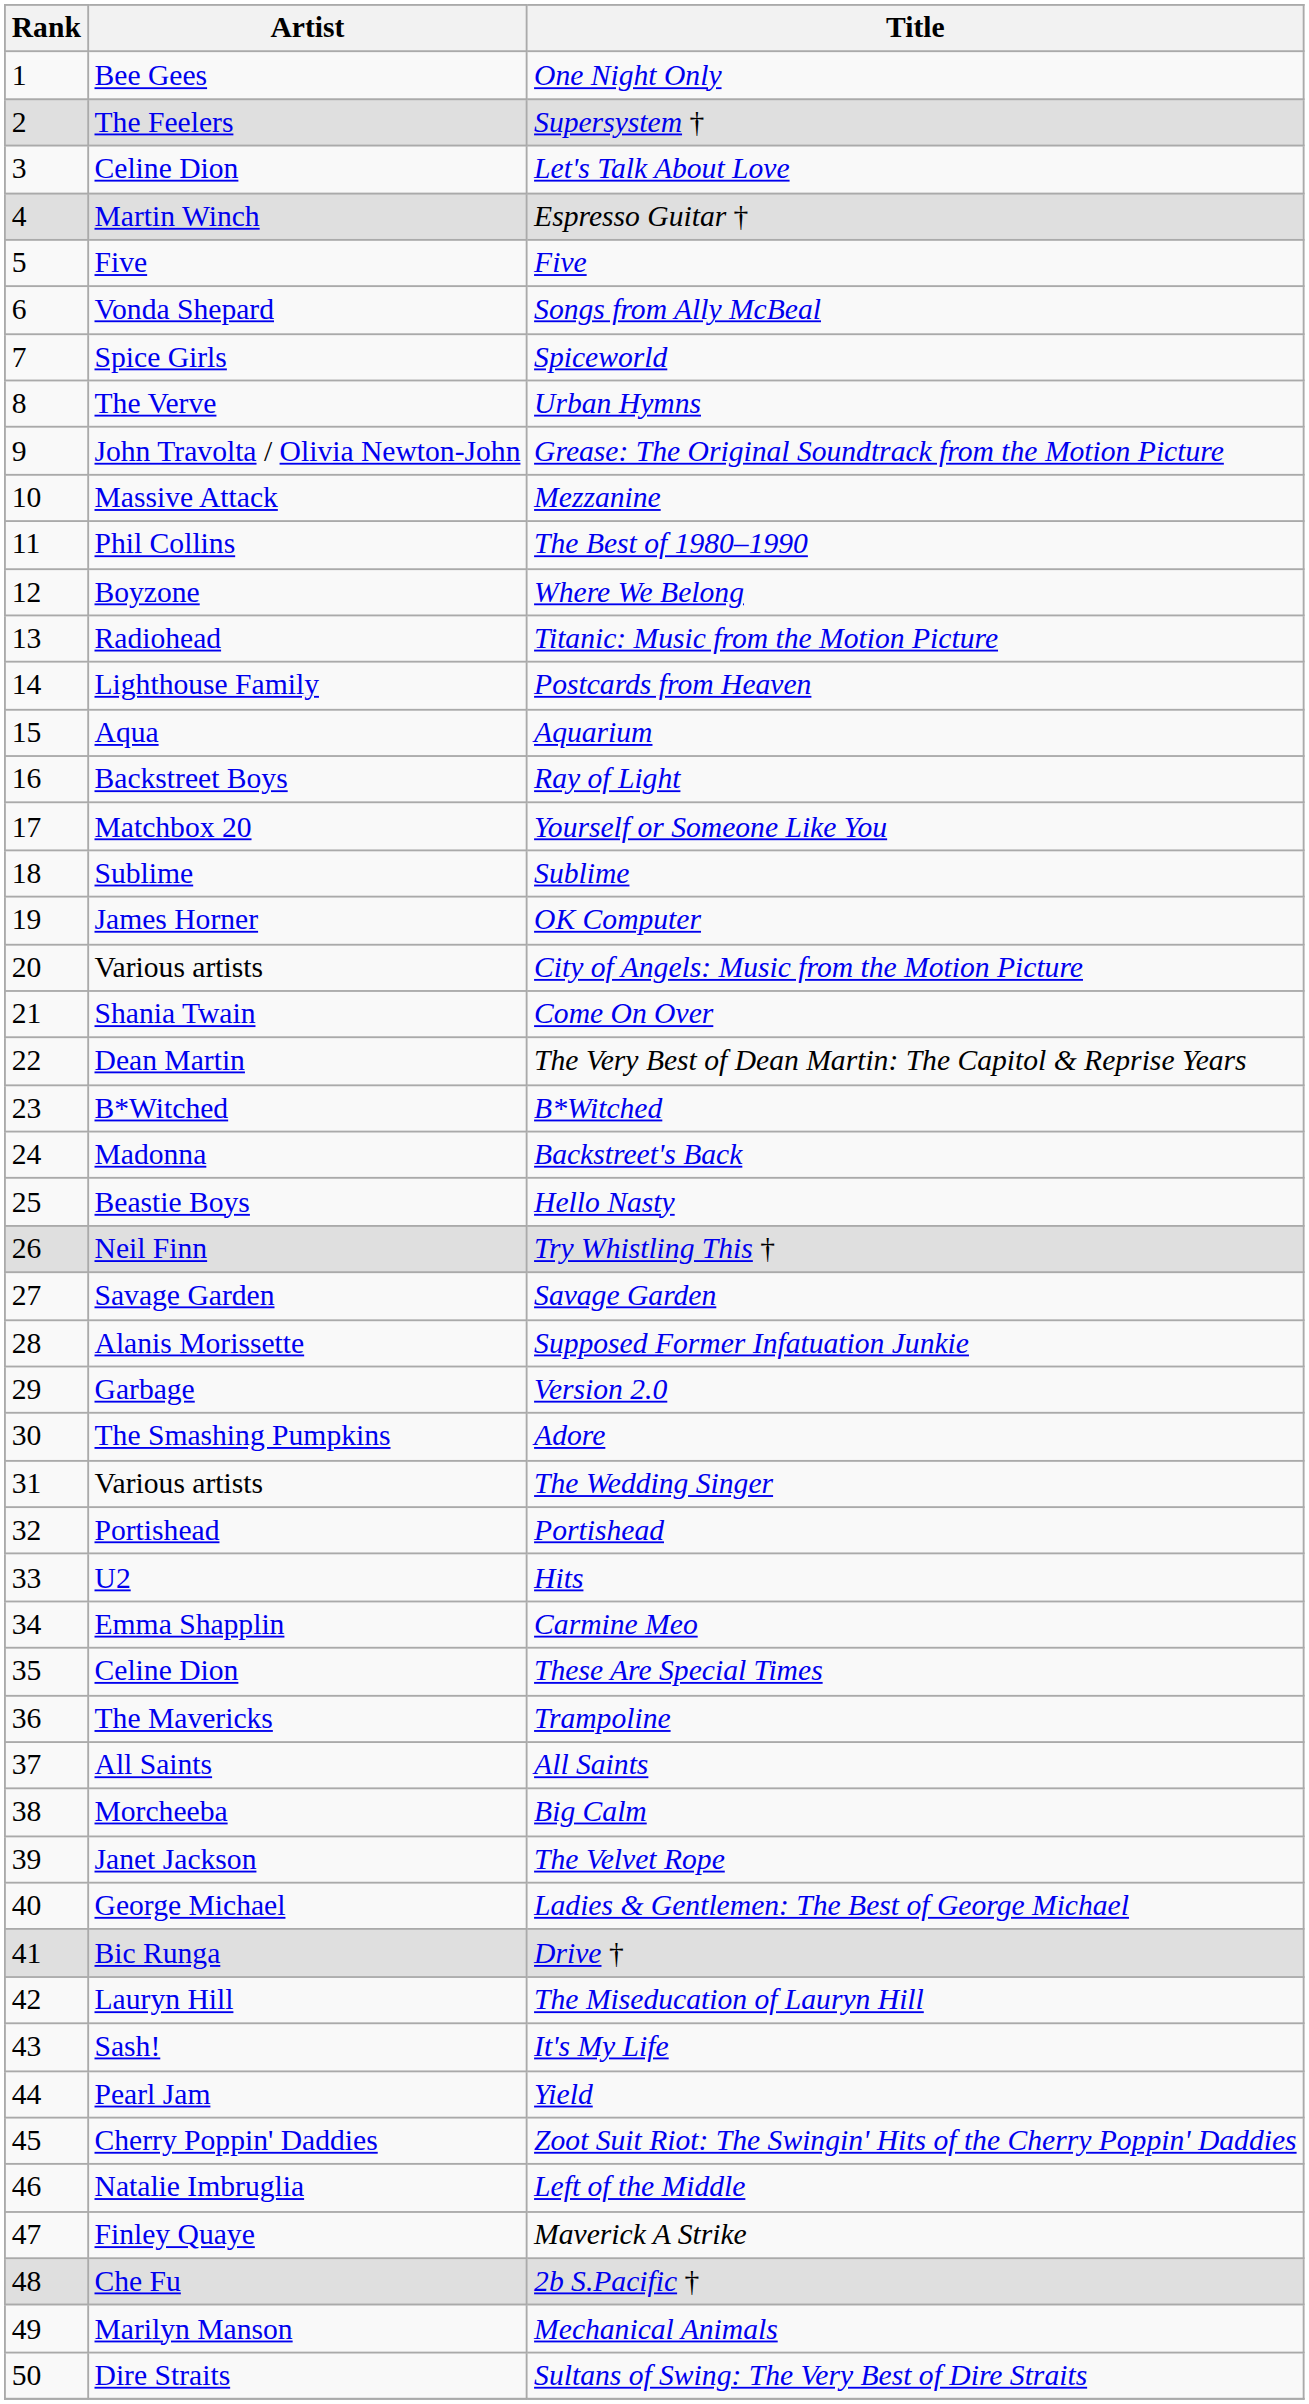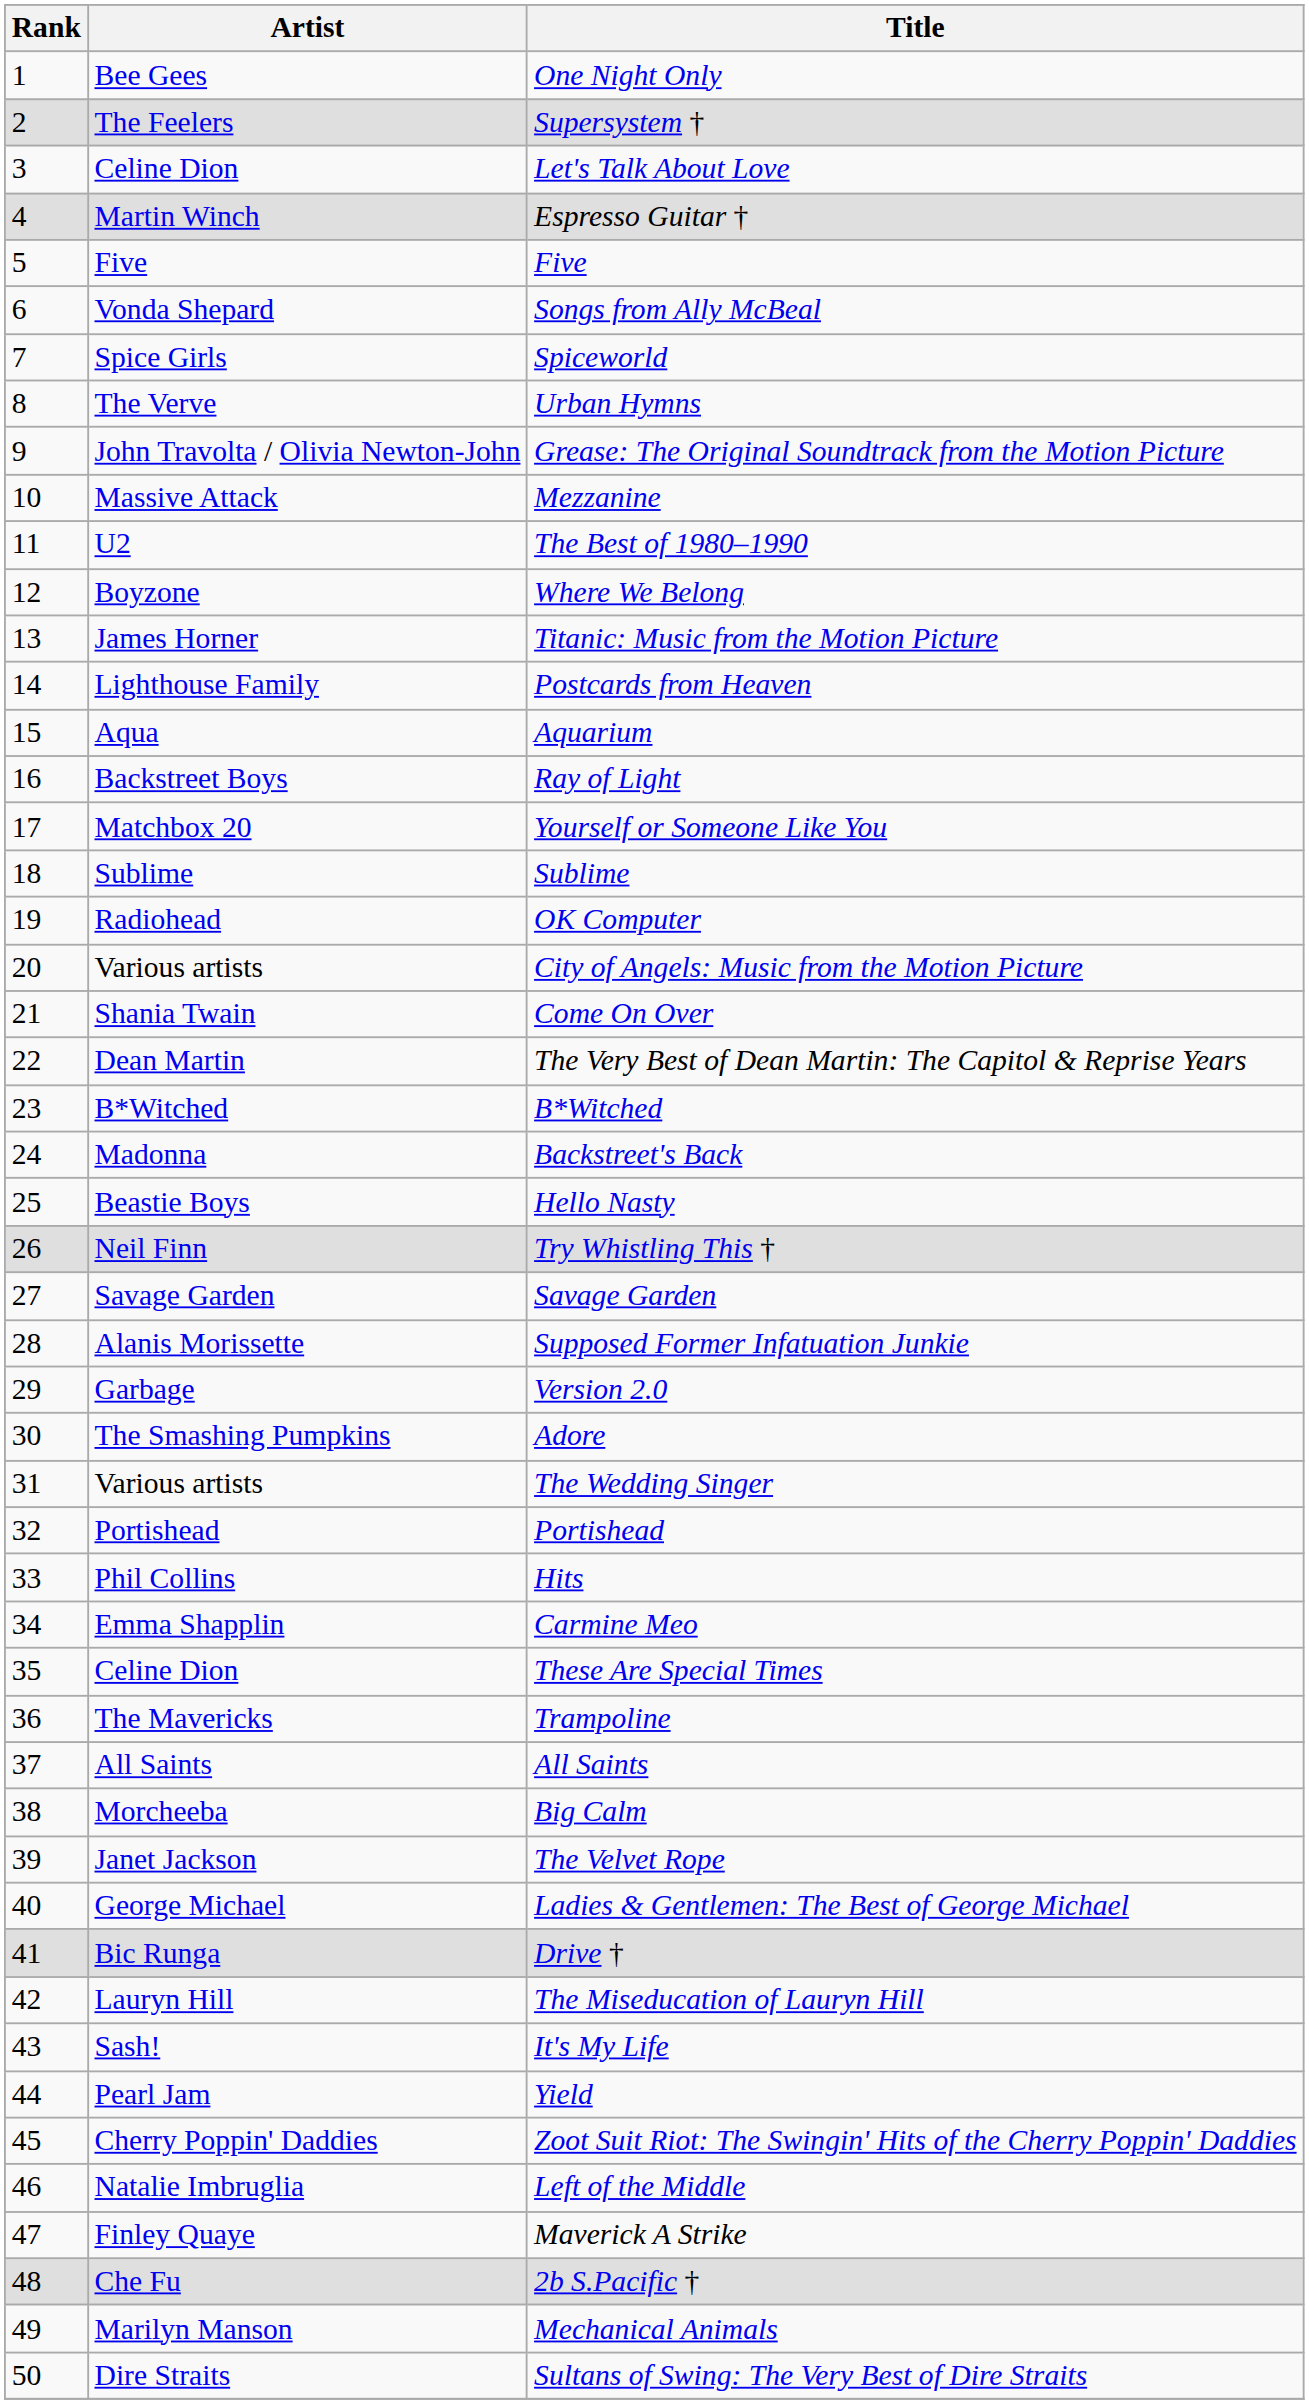(165, 544) Phil Collins -> (113, 544) U2
(158, 638) Radiohead -> (176, 638) James Horner
(176, 919) James Horner -> (158, 919) Radiohead
(113, 1577) U2 -> (165, 1577) Phil Collins
